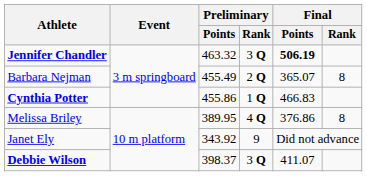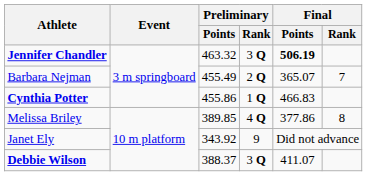(342, 76) 8 -> (342, 76) 7
(219, 118) 389.95 -> (219, 118) 389.85
(298, 118) 376.86 -> (298, 118) 377.86
(219, 160) 398.37 -> (219, 160) 388.37
